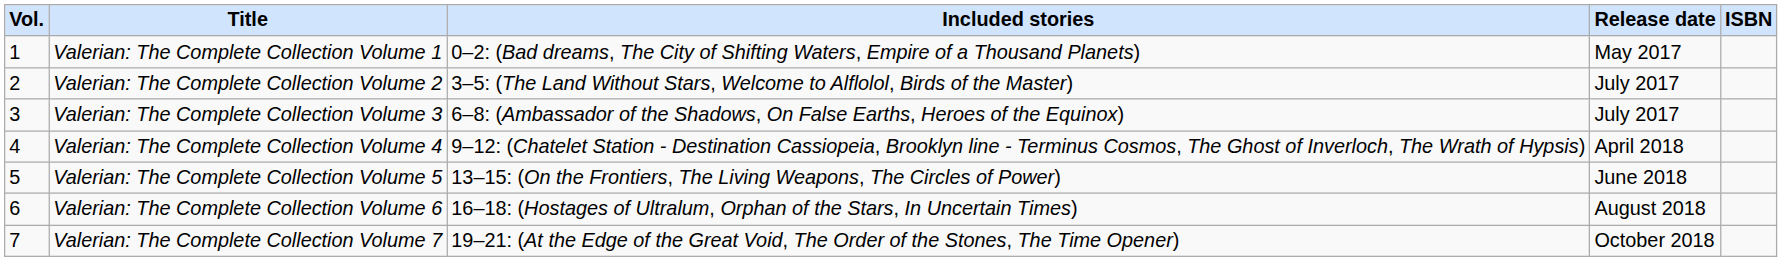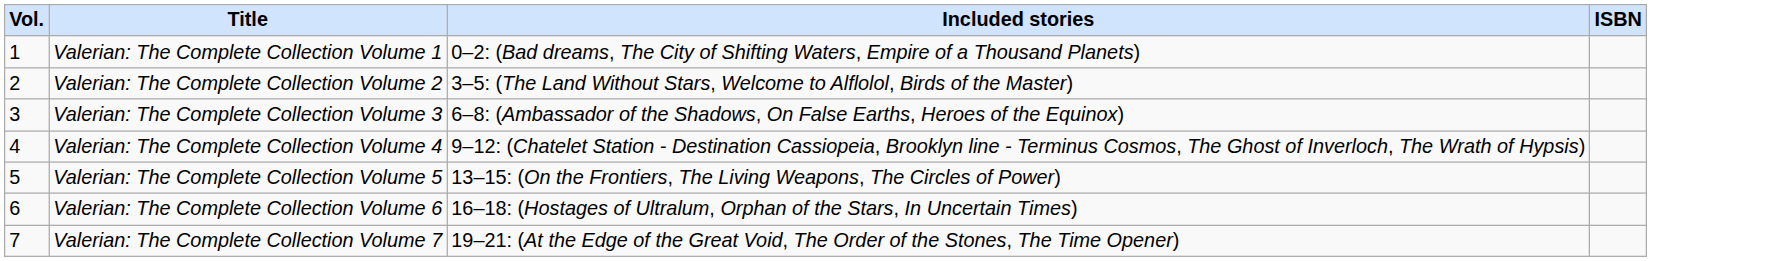- column: (1655, 20)
